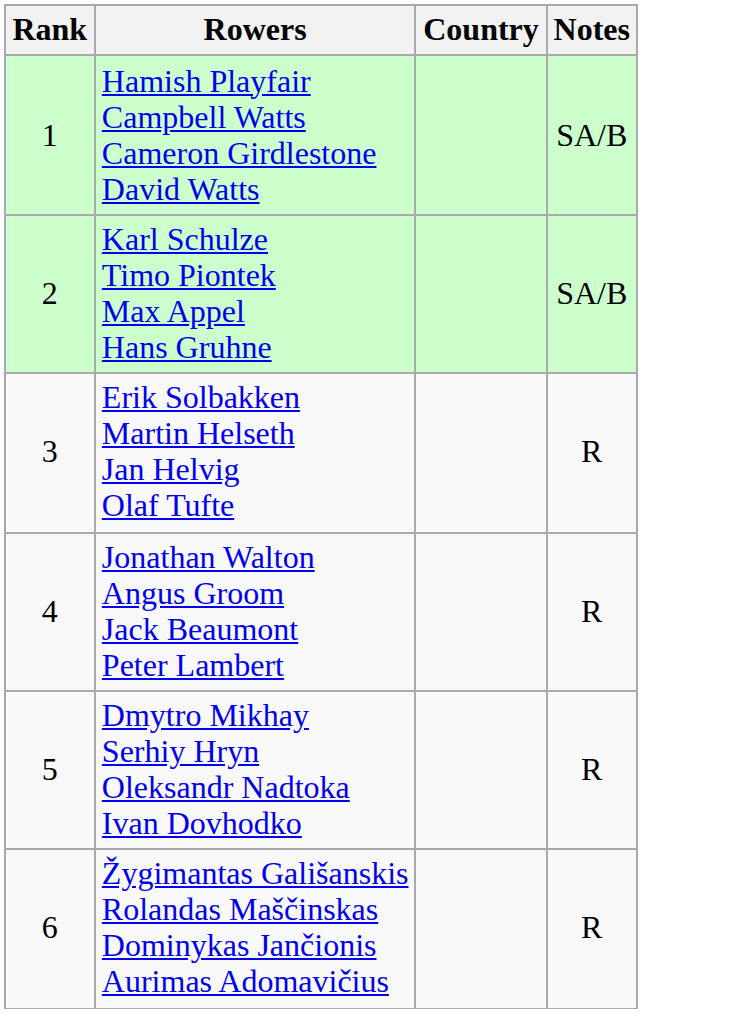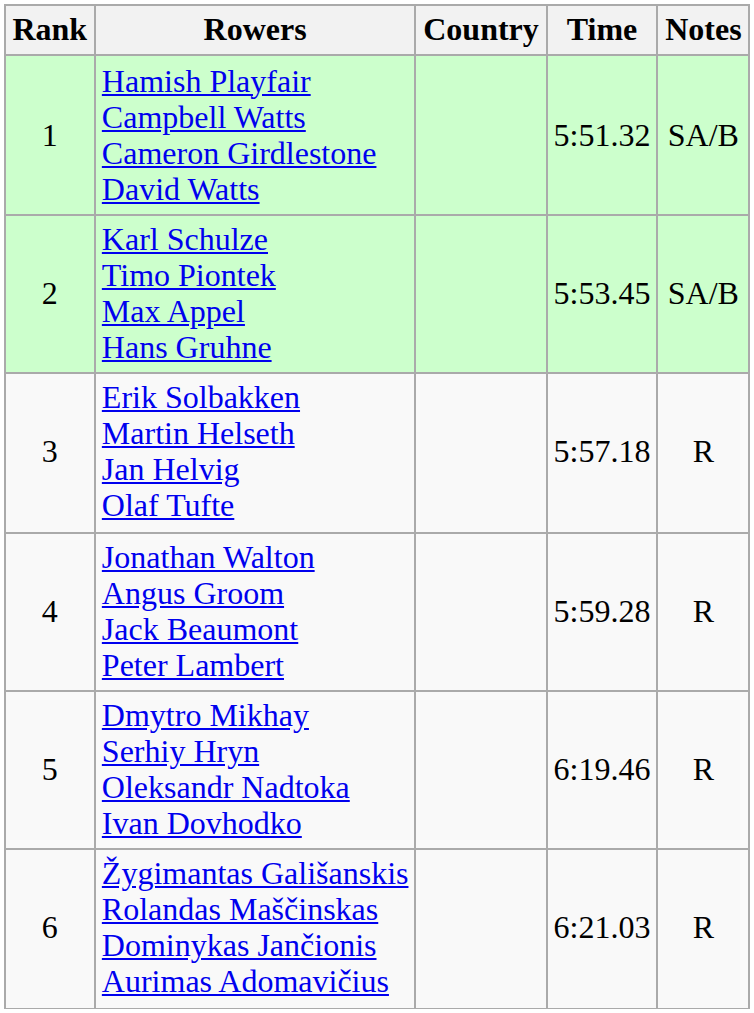+ column: (602, 29)
